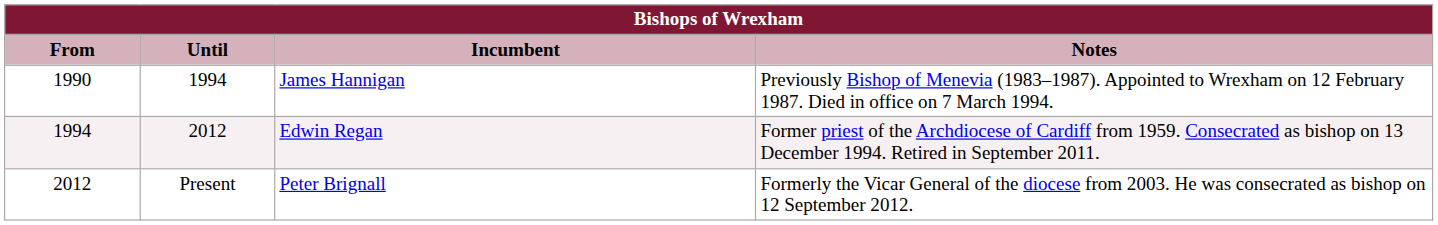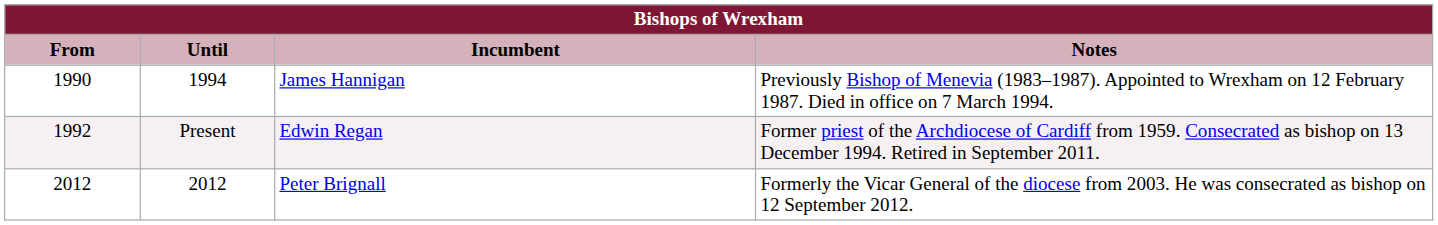(72, 131) 1994 -> (72, 131) 1992
(207, 131) 2012 -> (207, 131) Present
(207, 183) Present -> (207, 183) 2012
